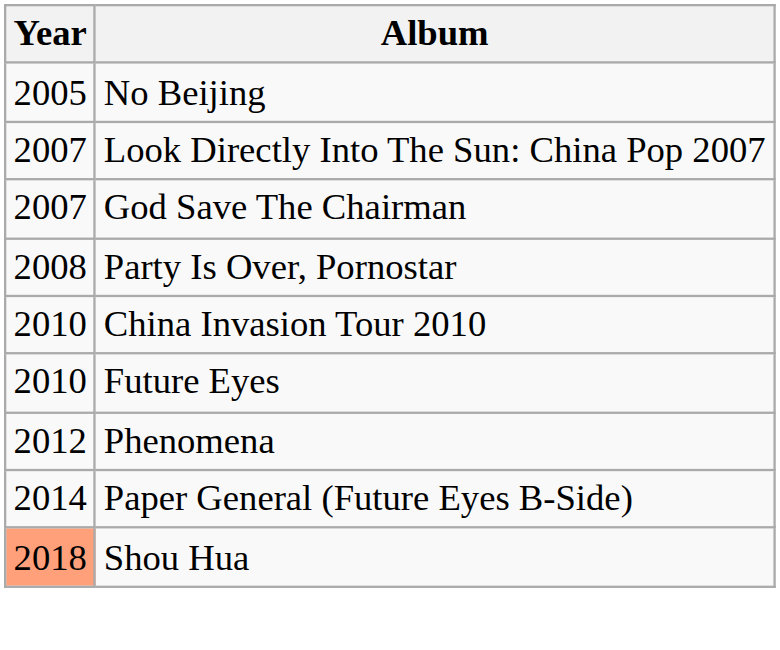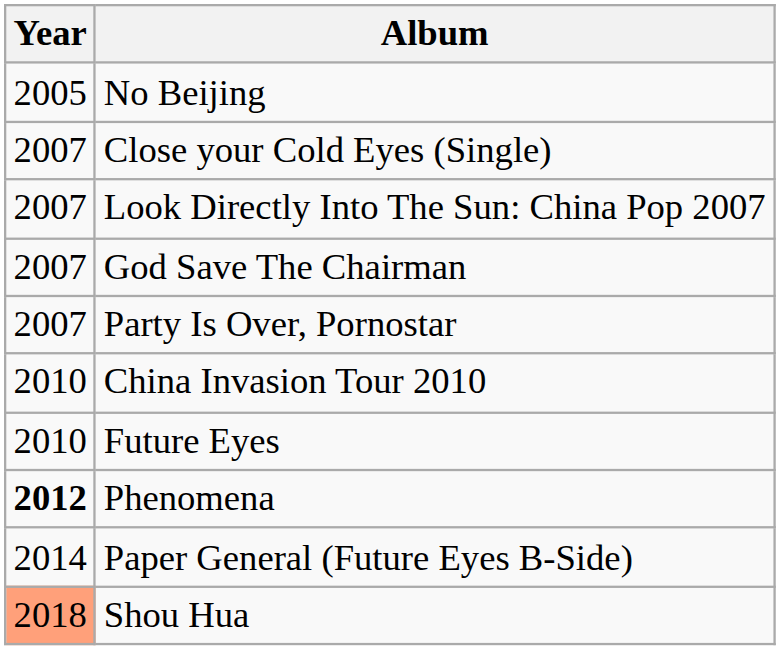+ row: (328, 149)
(50, 265) 2008 -> (50, 324) 2007
(50, 440) normal -> (50, 498) bold
